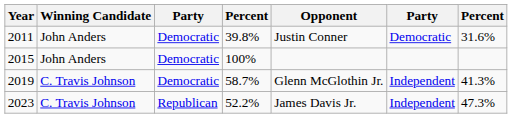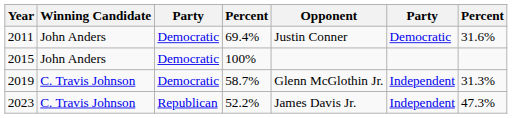(242, 37) 39.8% -> (242, 37) 69.4%
(478, 80) 41.3% -> (478, 80) 31.3%
